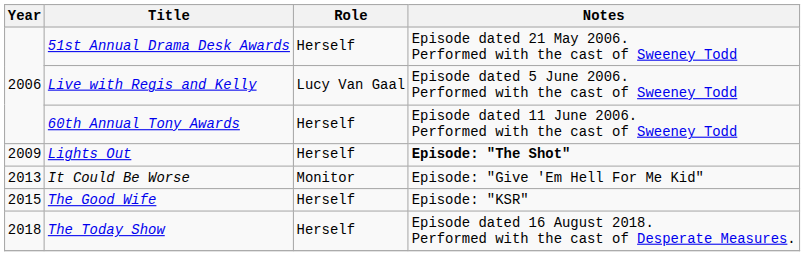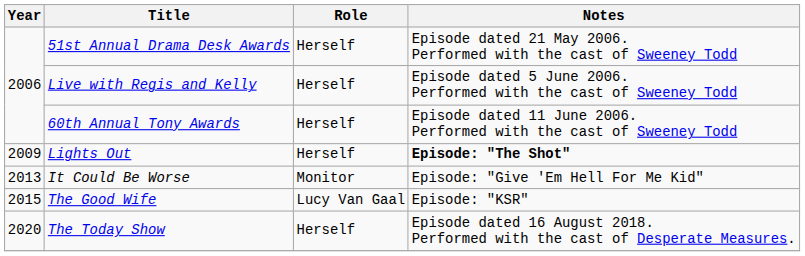(351, 85) Lucy Van Gaal -> (326, 85) Herself
(326, 200) Herself -> (351, 200) Lucy Van Gaal
(25, 231) 2018 -> (25, 231) 2020
